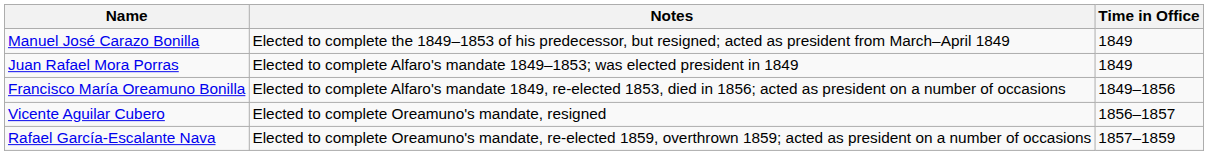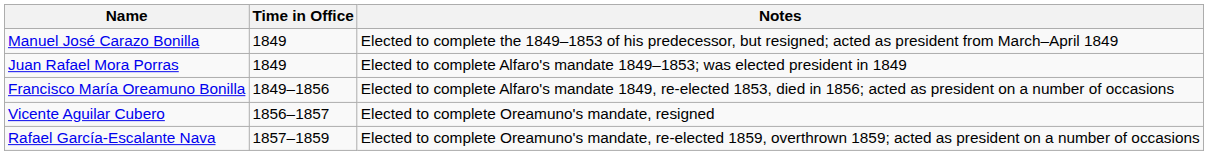columns swapped: (1149, 16) <-> (672, 16)
